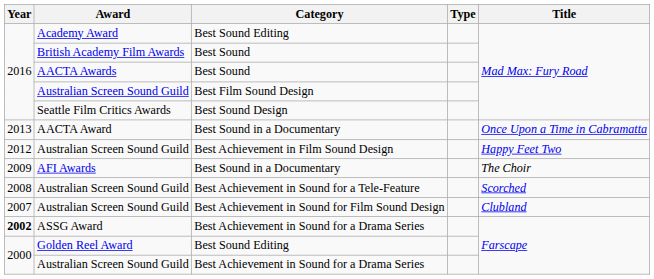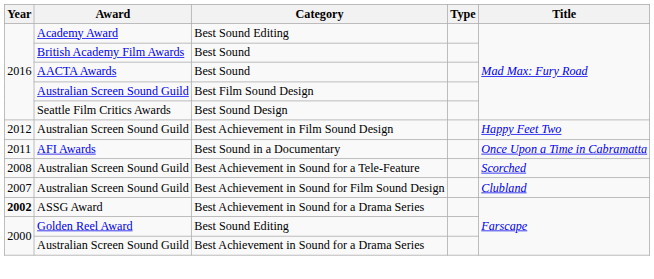- row: (74, 129)
(19, 168) 2009 -> (19, 149) 2011
(506, 168) The Choir -> (564, 149) Once Upon a Time in Cabramatta
